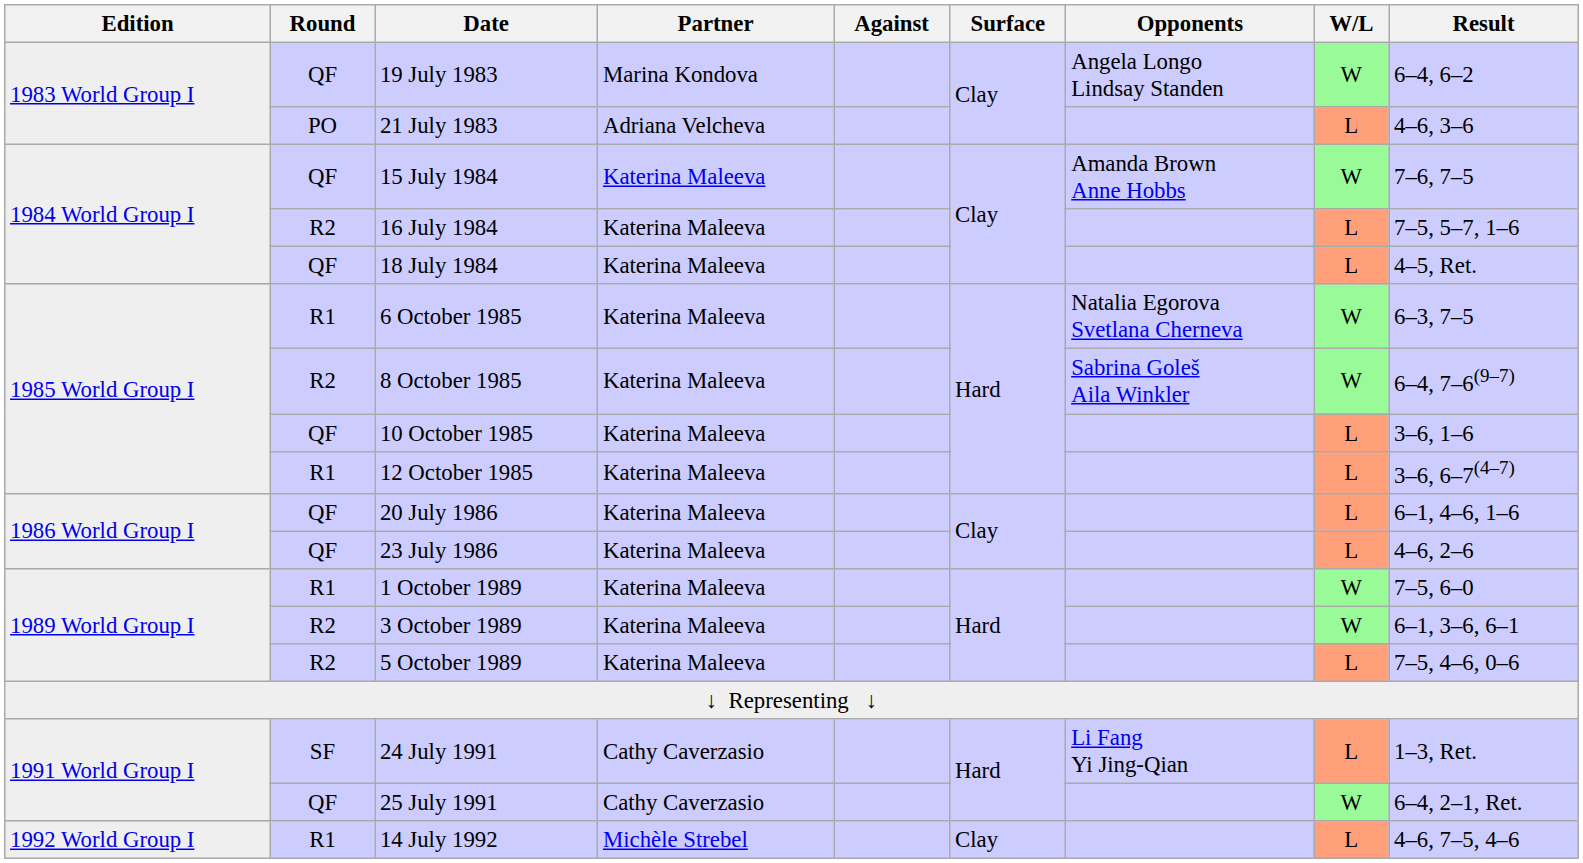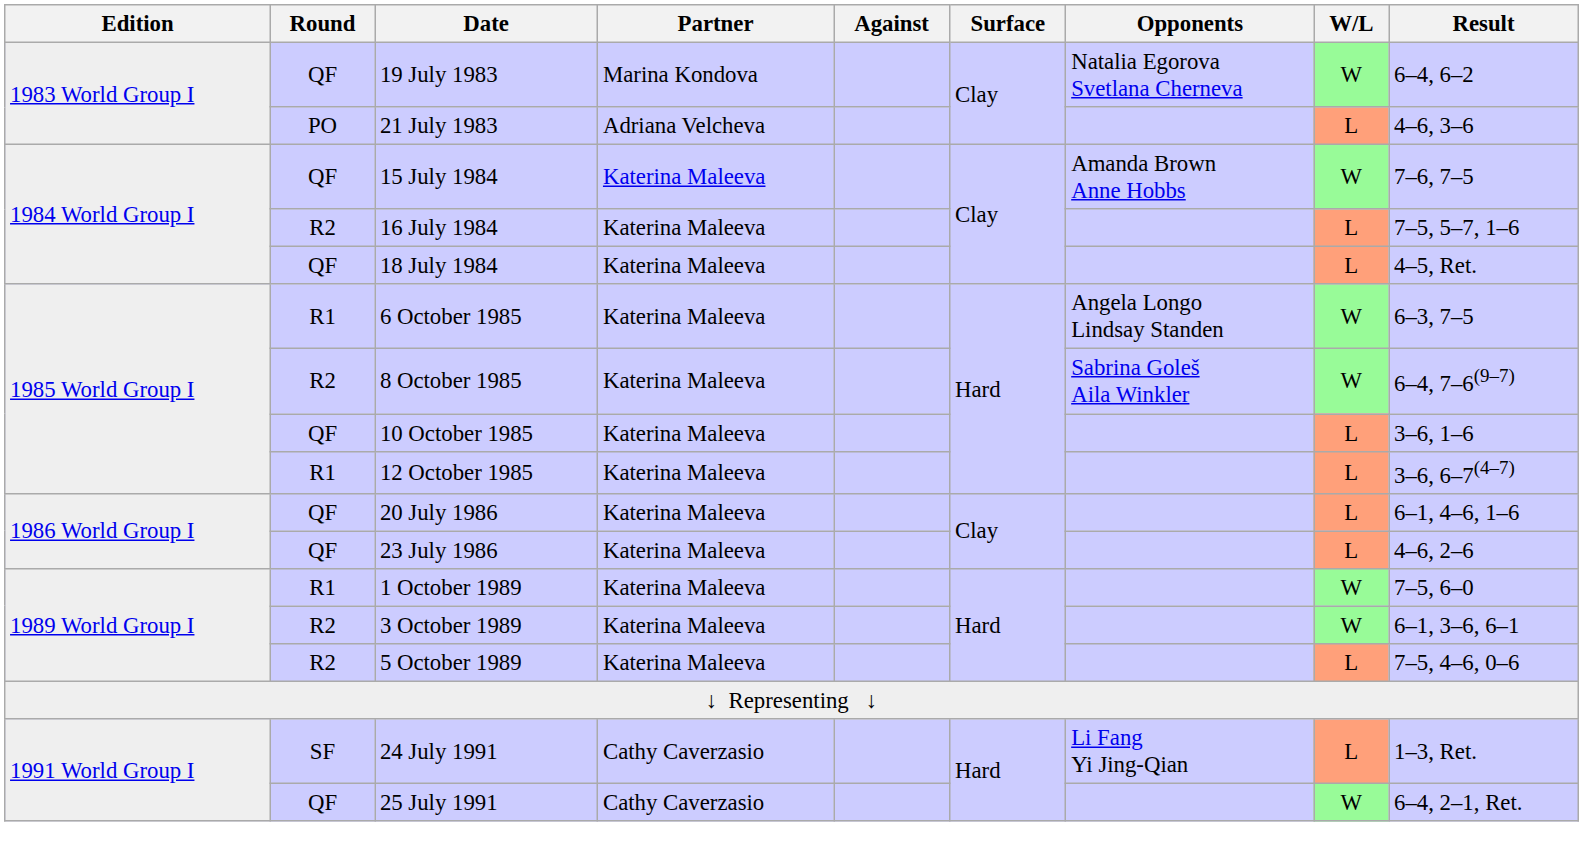(1147, 74) Angela Longo Lindsay Standen -> (1157, 74) Natalia Egorova Svetlana Cherneva
(1157, 316) Natalia Egorova Svetlana Cherneva -> (1147, 316) Angela Longo Lindsay Standen
- row: (439, 839)
